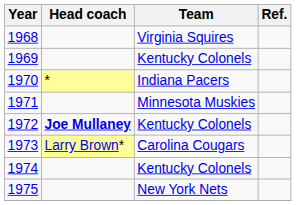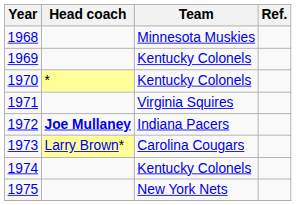(185, 37) Virginia Squires -> (196, 37) Minnesota Muskies
(183, 80) Indiana Pacers -> (194, 80) Kentucky Colonels
(196, 102) Minnesota Muskies -> (185, 102) Virginia Squires
(194, 124) Kentucky Colonels -> (183, 124) Indiana Pacers
